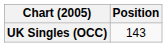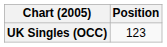(136, 32) 143 -> (136, 32) 123
